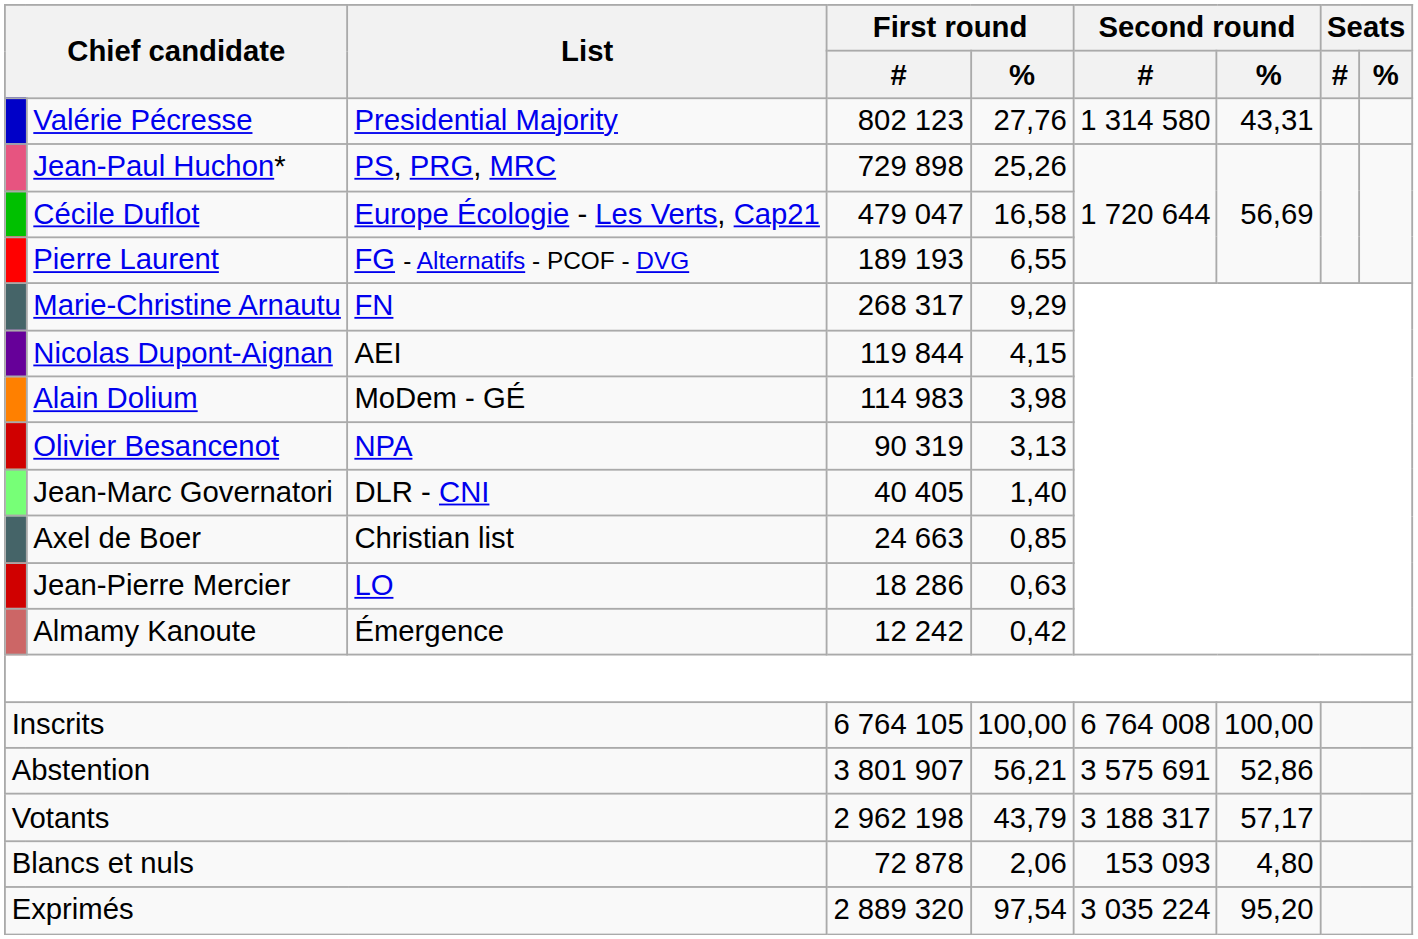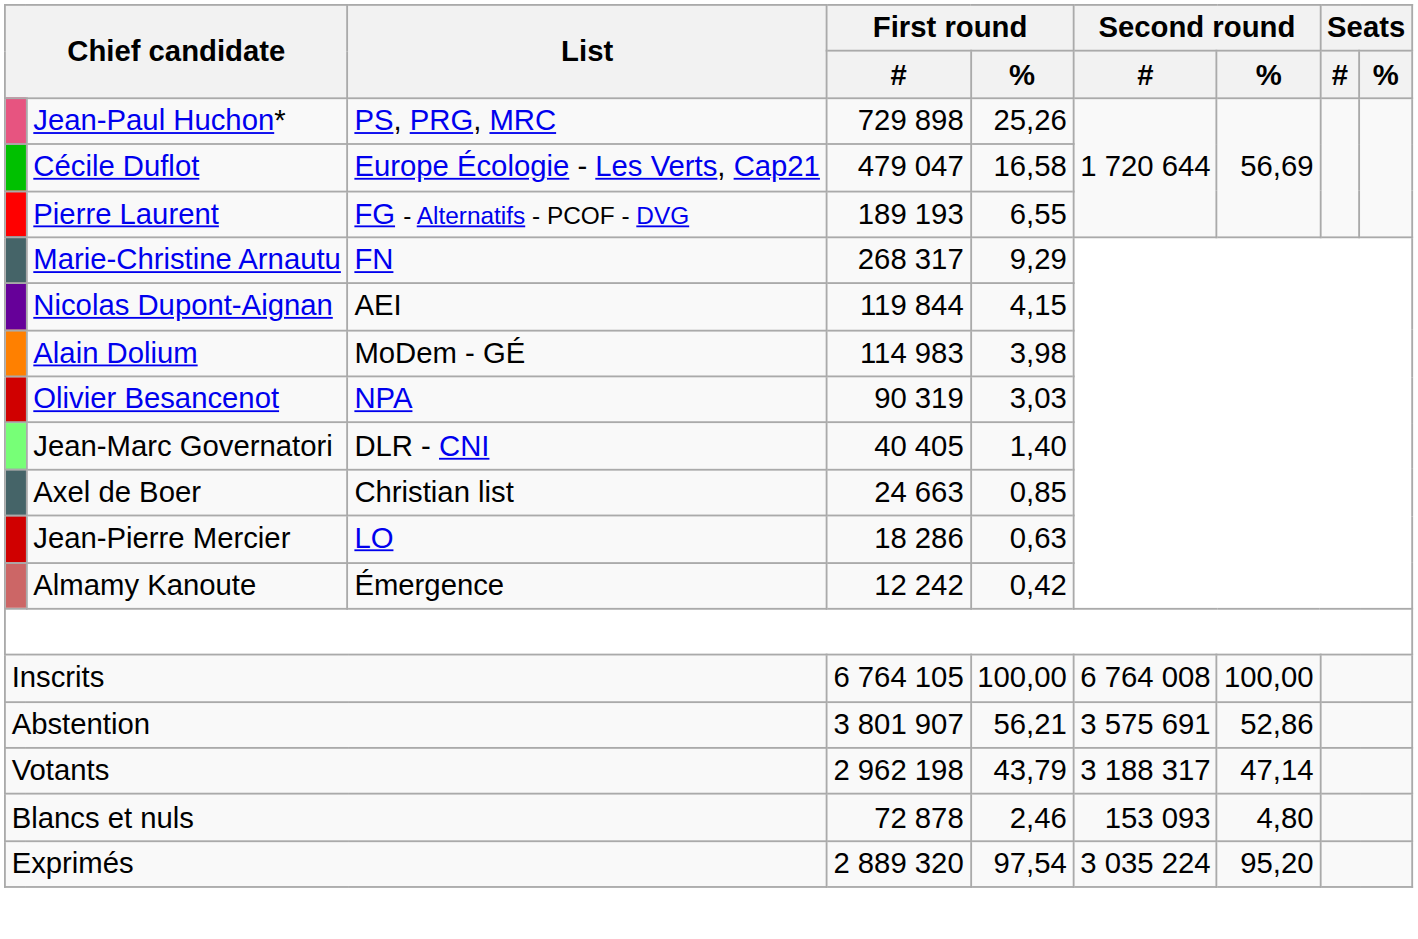- row: (143, 120)
(1038, 445) 3,13 -> (1038, 399) 3,03
(1277, 817) 57,17 -> (1277, 770) 47,14
(1038, 863) 2,06 -> (1038, 817) 2,46
